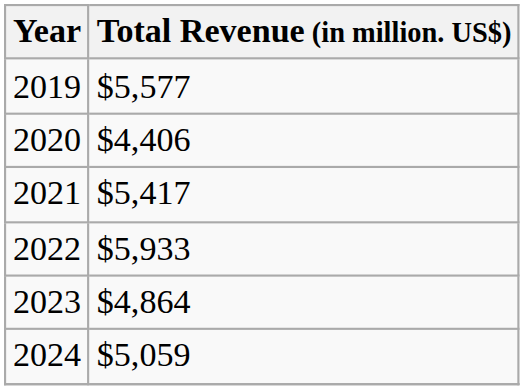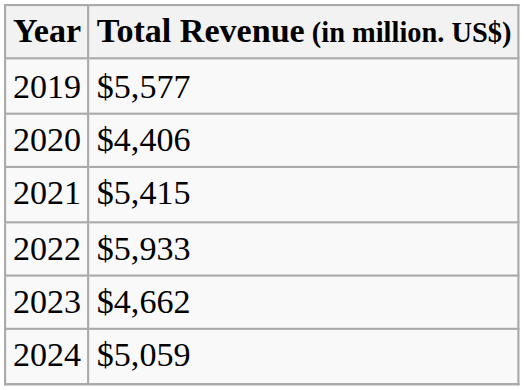(144, 193) $5,417 -> (144, 193) $5,415
(144, 301) $4,864 -> (144, 301) $4,662
